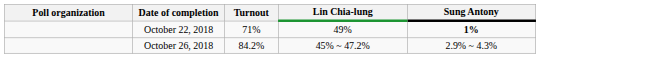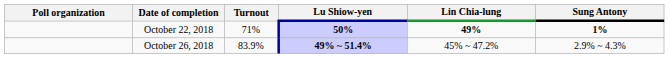+ column: (343, 12)
(343, 29) normal -> (471, 29) bold
(251, 45) 84.2% -> (251, 45) 83.9%
